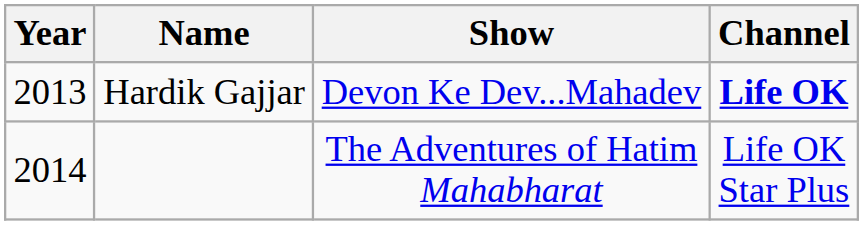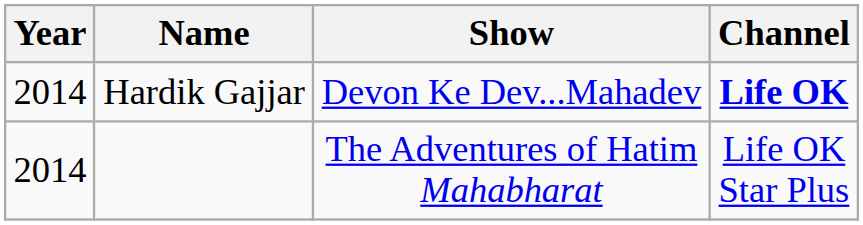(50, 91) 2013 -> (50, 91) 2014
